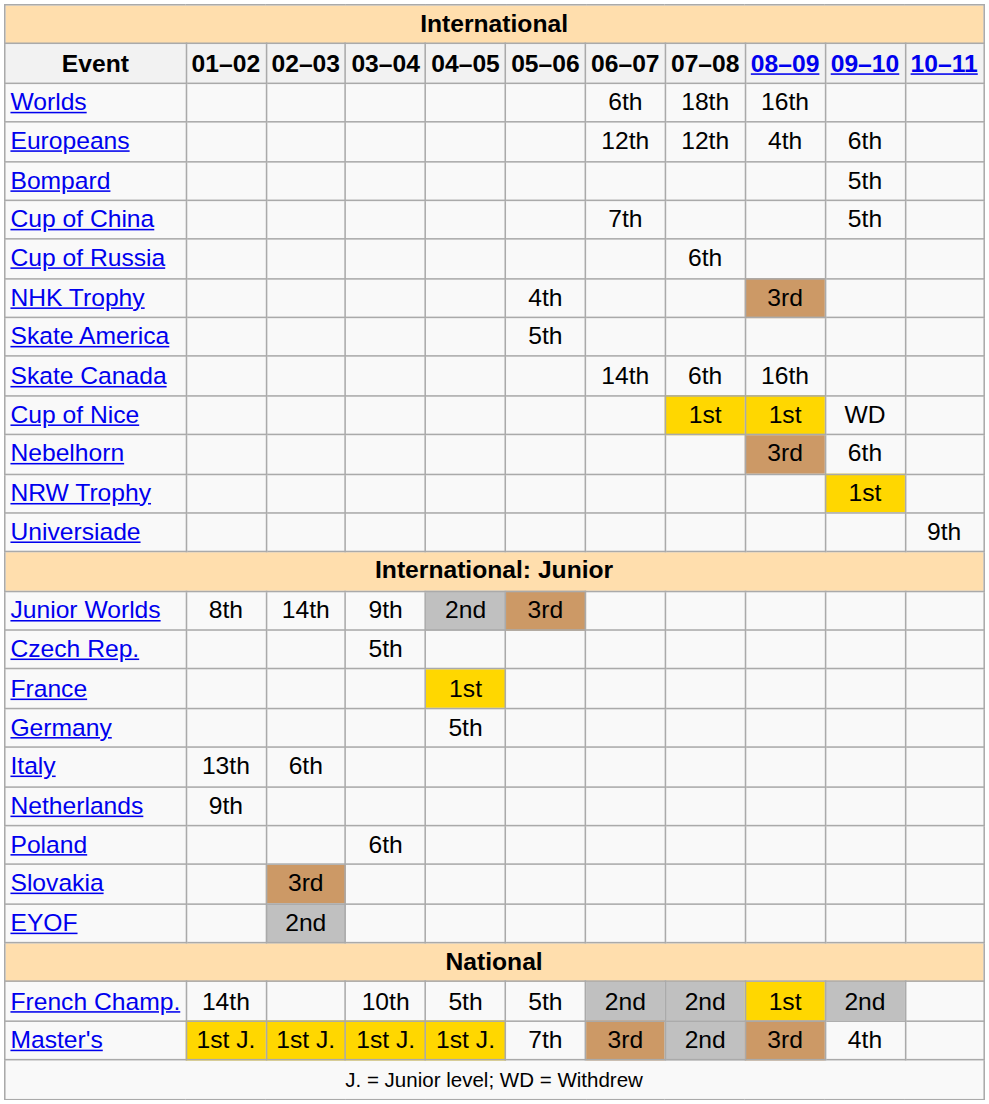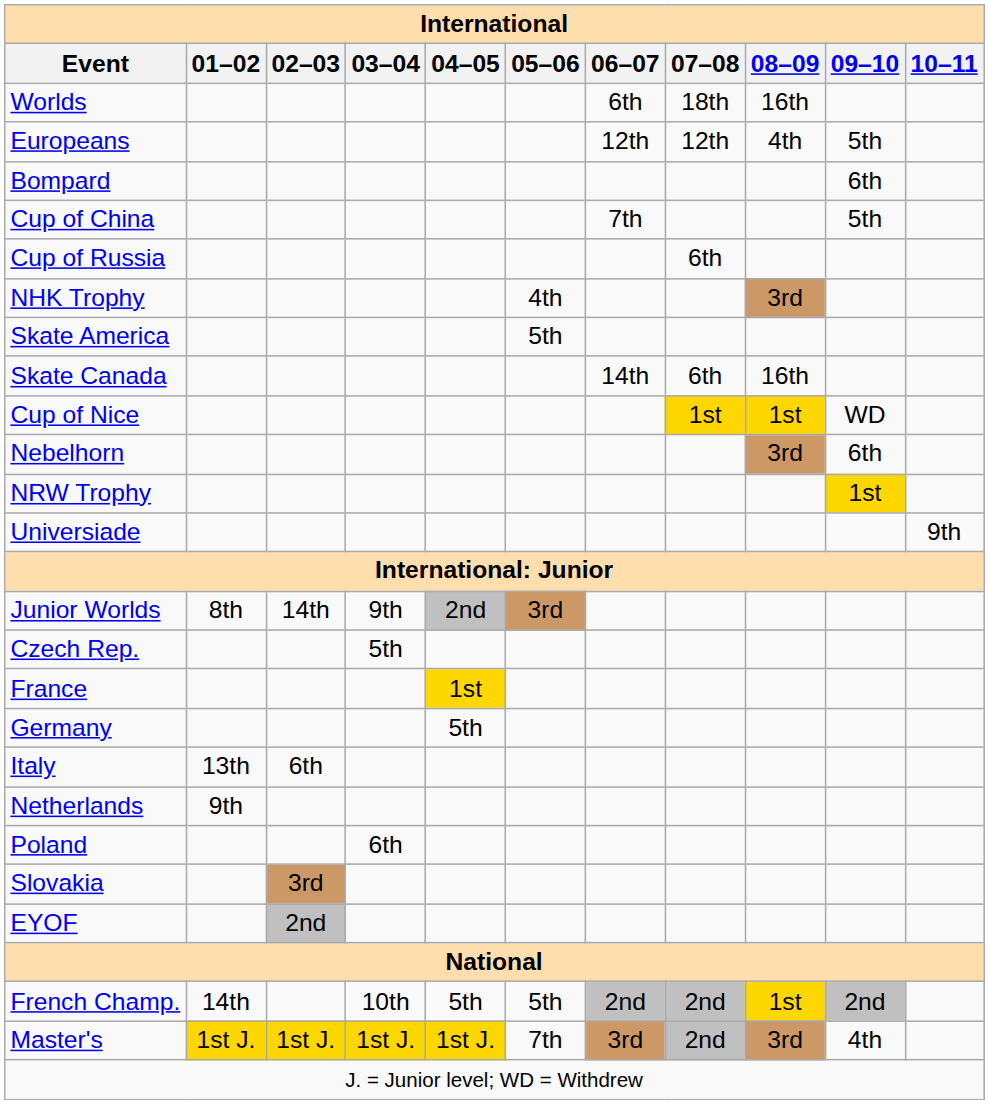(865, 141) 6th -> (865, 141) 5th
(865, 180) 5th -> (865, 180) 6th
